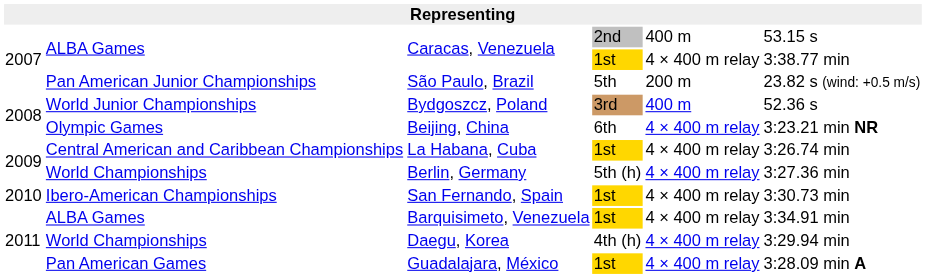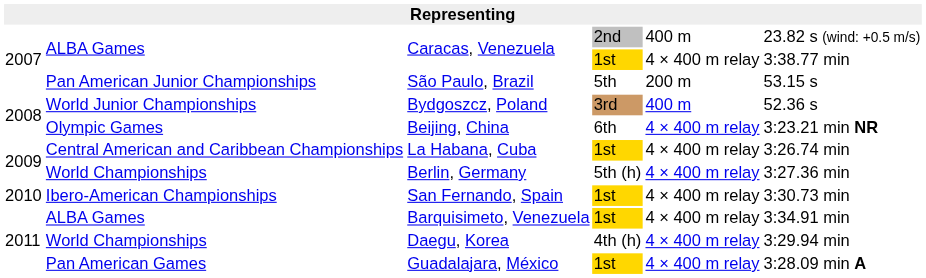(791, 37) 53.15 s -> (842, 37) 23.82 s (wind: +0.5 m/s)
(842, 82) 23.82 s (wind: +0.5 m/s) -> (791, 82) 53.15 s
